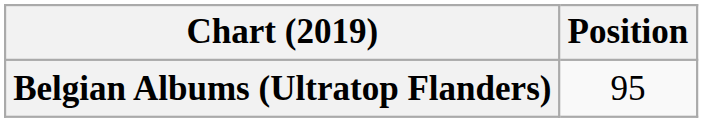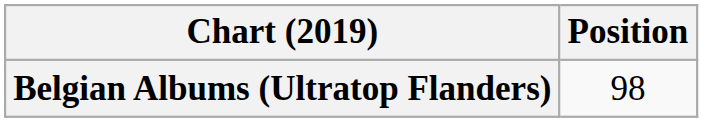(628, 87) 95 -> (628, 87) 98
